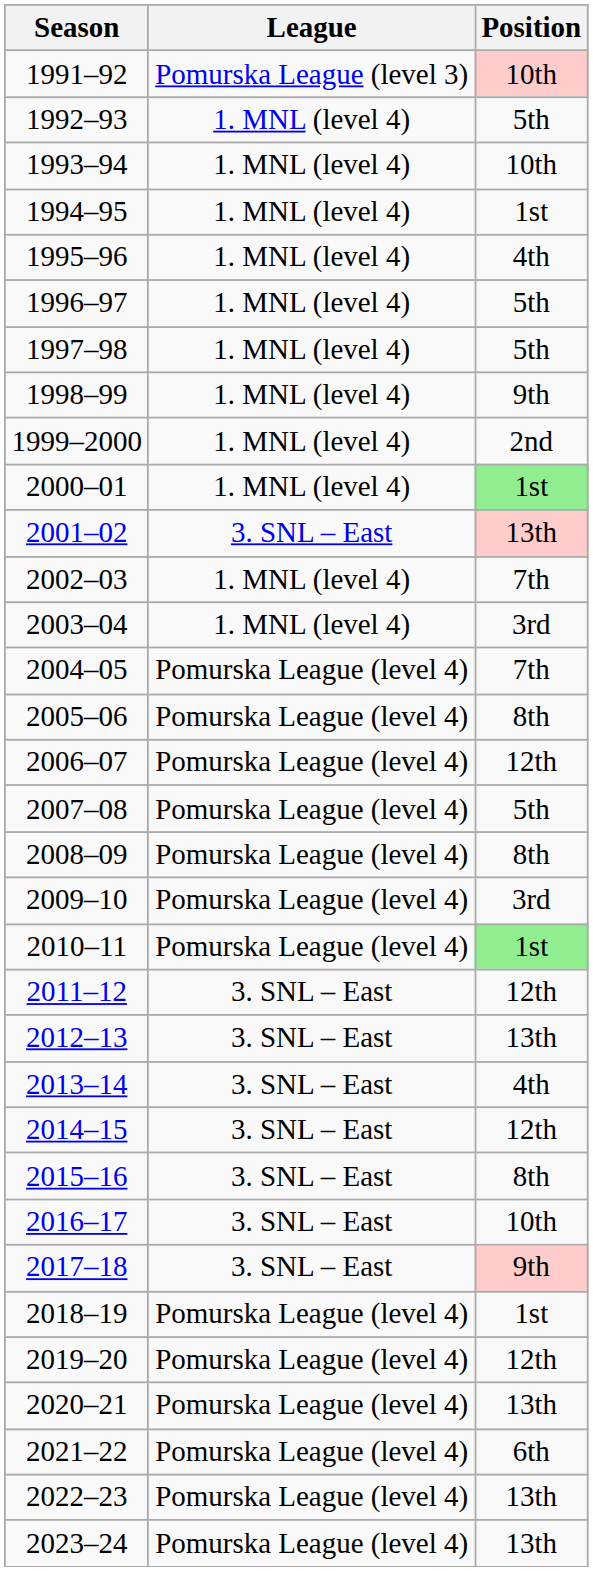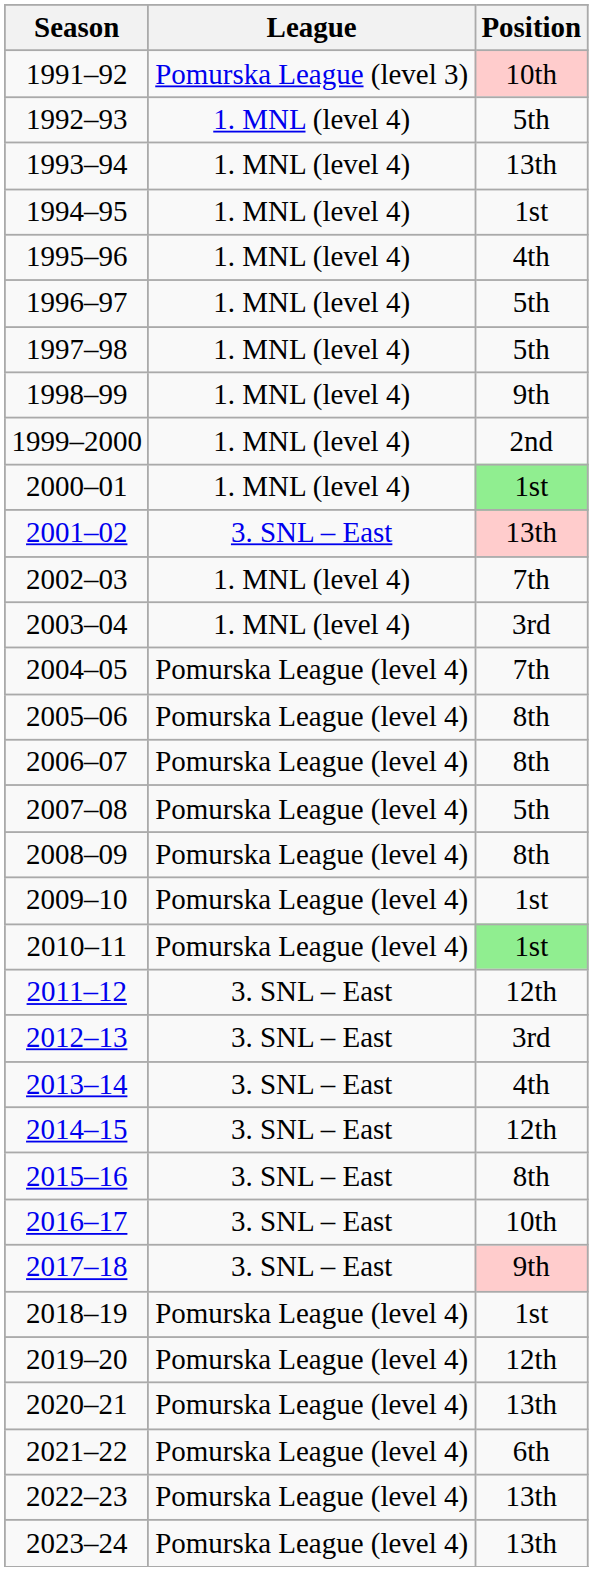(531, 165) 10th -> (531, 165) 13th
(531, 762) 12th -> (531, 762) 8th
(531, 900) 3rd -> (531, 900) 1st
(531, 1037) 13th -> (531, 1037) 3rd
